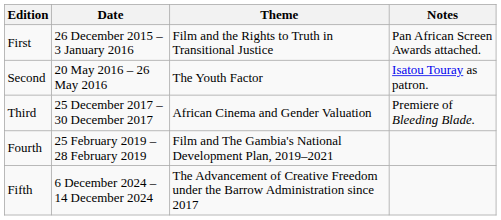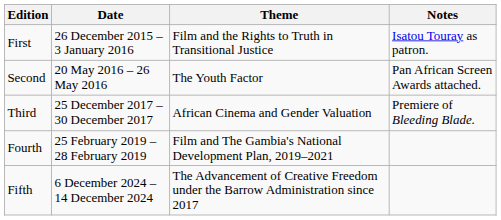(442, 42) Pan African Screen Awards attached. -> (435, 42) Isatou Touray as patron.
(435, 77) Isatou Touray as patron. -> (442, 77) Pan African Screen Awards attached.
